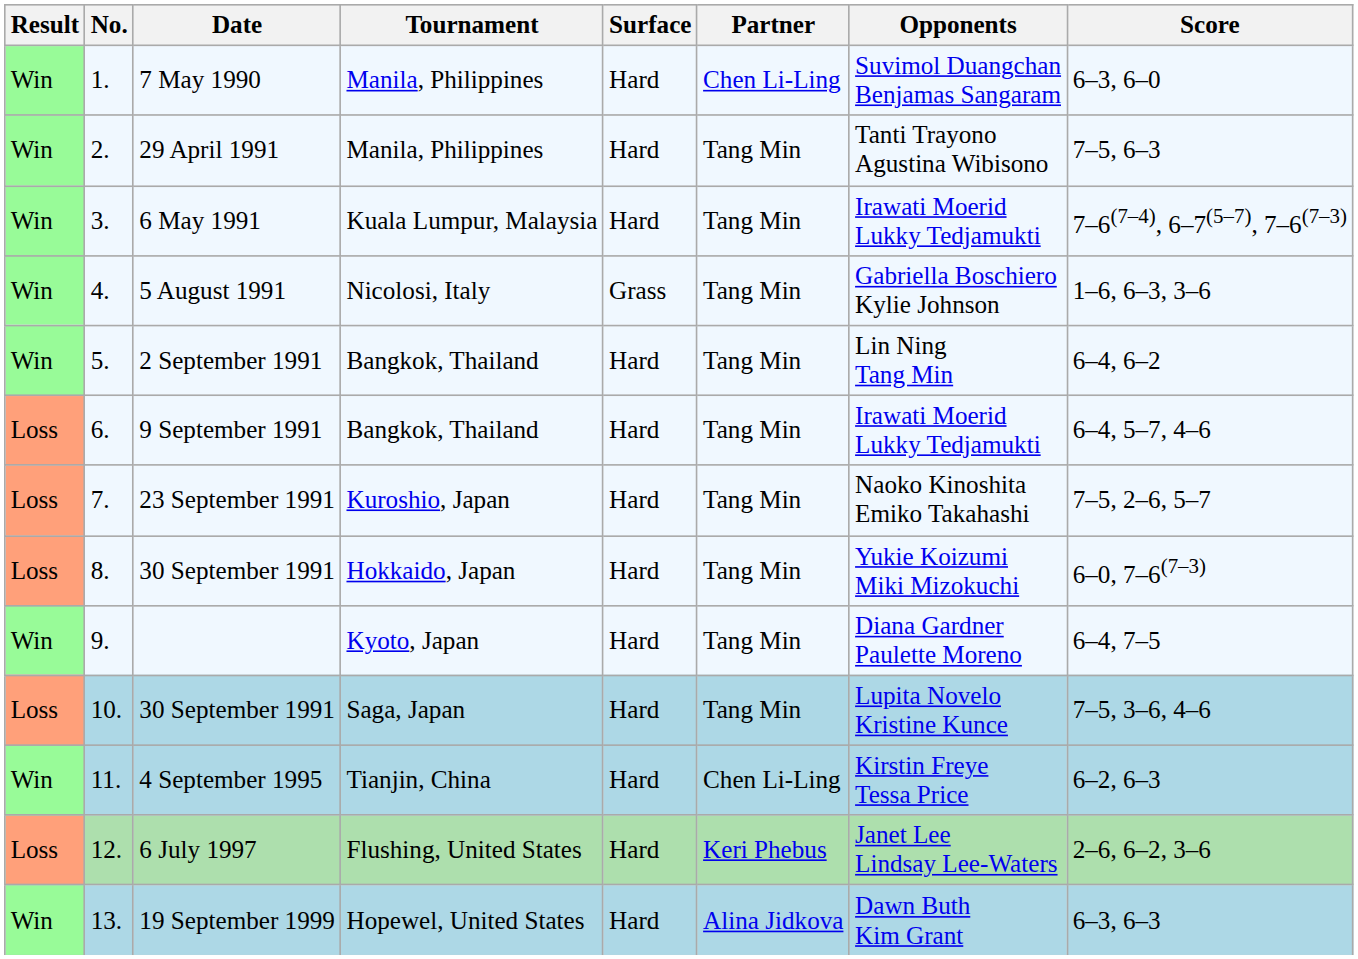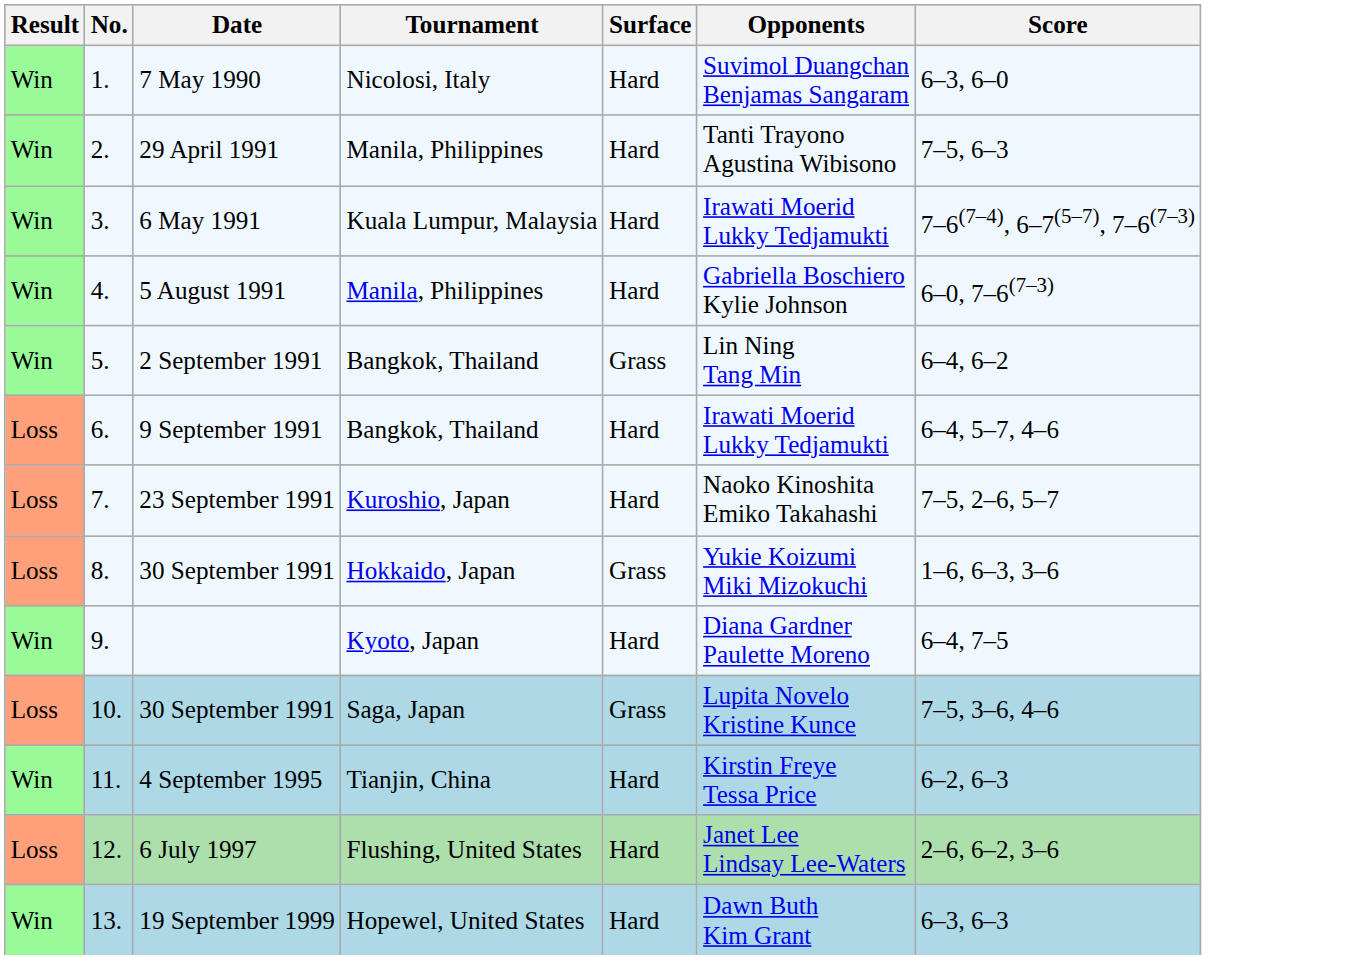- column: (773, 24)
(445, 79) Manila, Philippines -> (418, 79) Nicolosi, Italy
(418, 289) Nicolosi, Italy -> (445, 289) Manila, Philippines
(638, 289) Grass -> (634, 289) Hard
(1142, 289) 1–6, 6–3, 3–6 -> (987, 289) 6–0, 7–6(7–3)
(634, 359) Hard -> (638, 359) Grass
(634, 569) Hard -> (638, 569) Grass
(1139, 569) 6–0, 7–6(7–3) -> (990, 569) 1–6, 6–3, 3–6
(634, 709) Hard -> (638, 709) Grass
